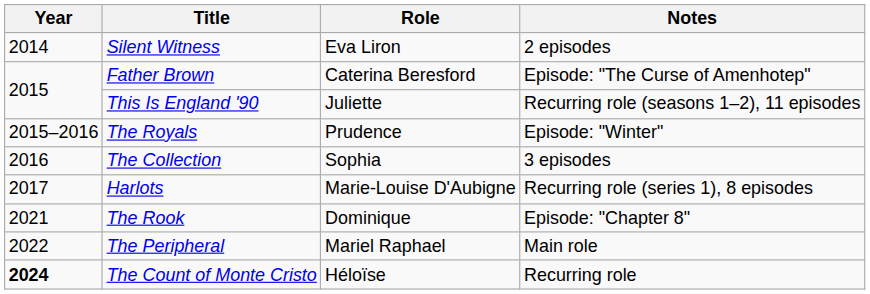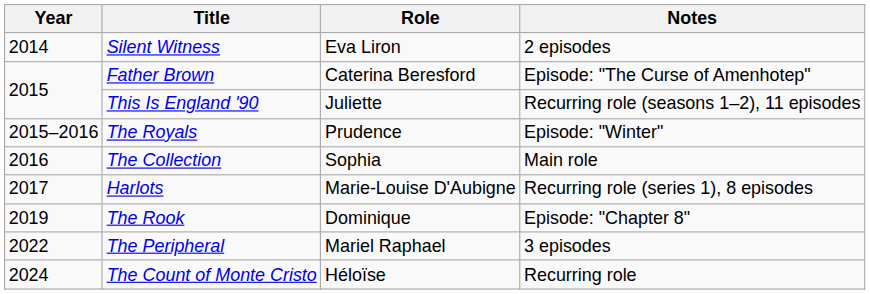(567, 160) 3 episodes -> (561, 160) Main role
(29, 217) 2021 -> (29, 217) 2019
(561, 246) Main role -> (567, 246) 3 episodes
(29, 274) bold -> (29, 274) normal
